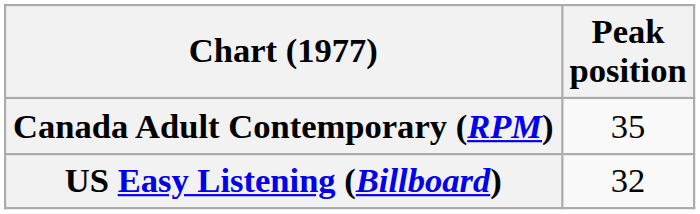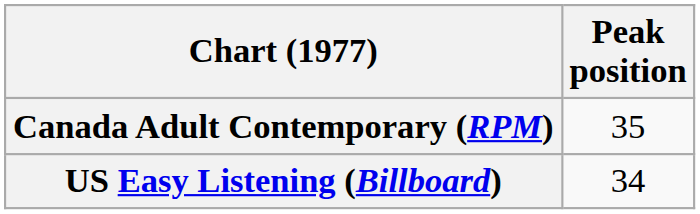(628, 180) 32 -> (628, 180) 34
